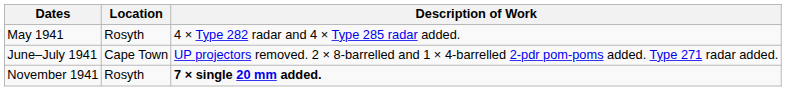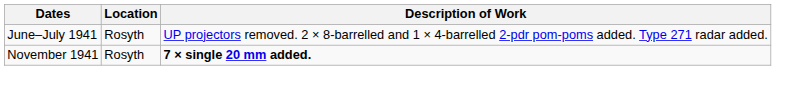- row: (35, 34)
(136, 55) Cape Town -> (124, 34) Rosyth
